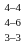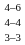rows swapped: (13, 8) <-> (13, 22)
